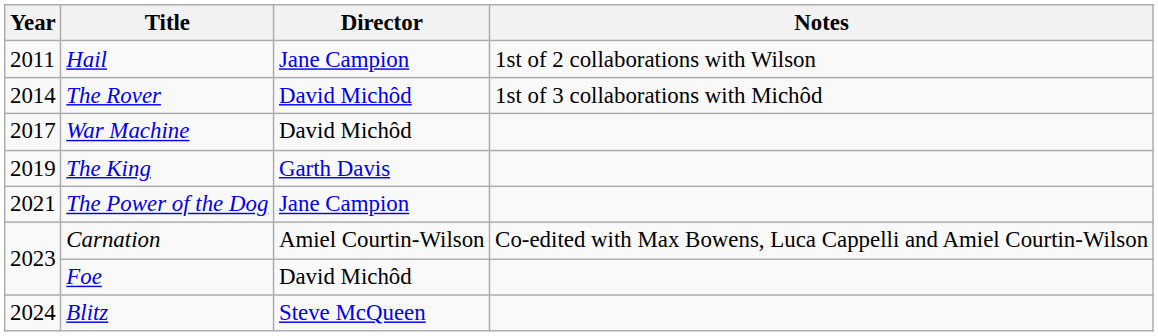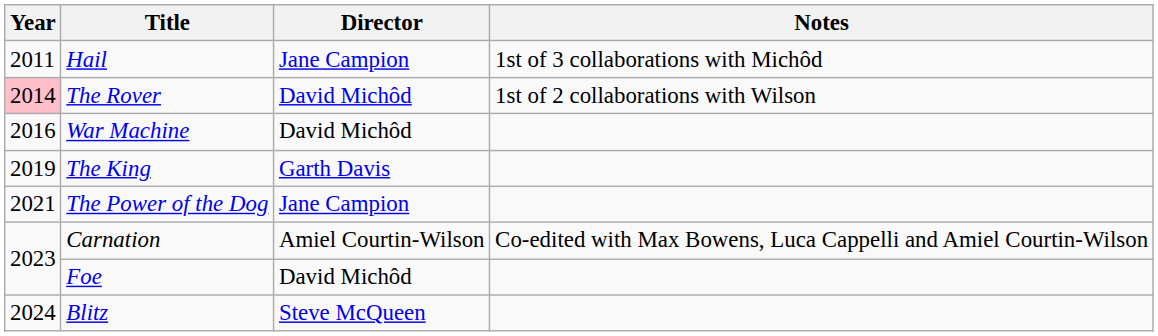(656, 58) 1st of 2 collaborations with Wilson -> (659, 58) 1st of 3 collaborations with Michôd
(33, 95) no background -> (33, 95) pink background
(659, 95) 1st of 3 collaborations with Michôd -> (656, 95) 1st of 2 collaborations with Wilson
(33, 131) 2017 -> (33, 131) 2016
